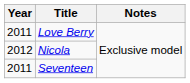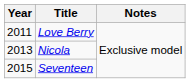(20, 50) 2012 -> (20, 50) 2013
(19, 68) 2011 -> (20, 68) 2015
